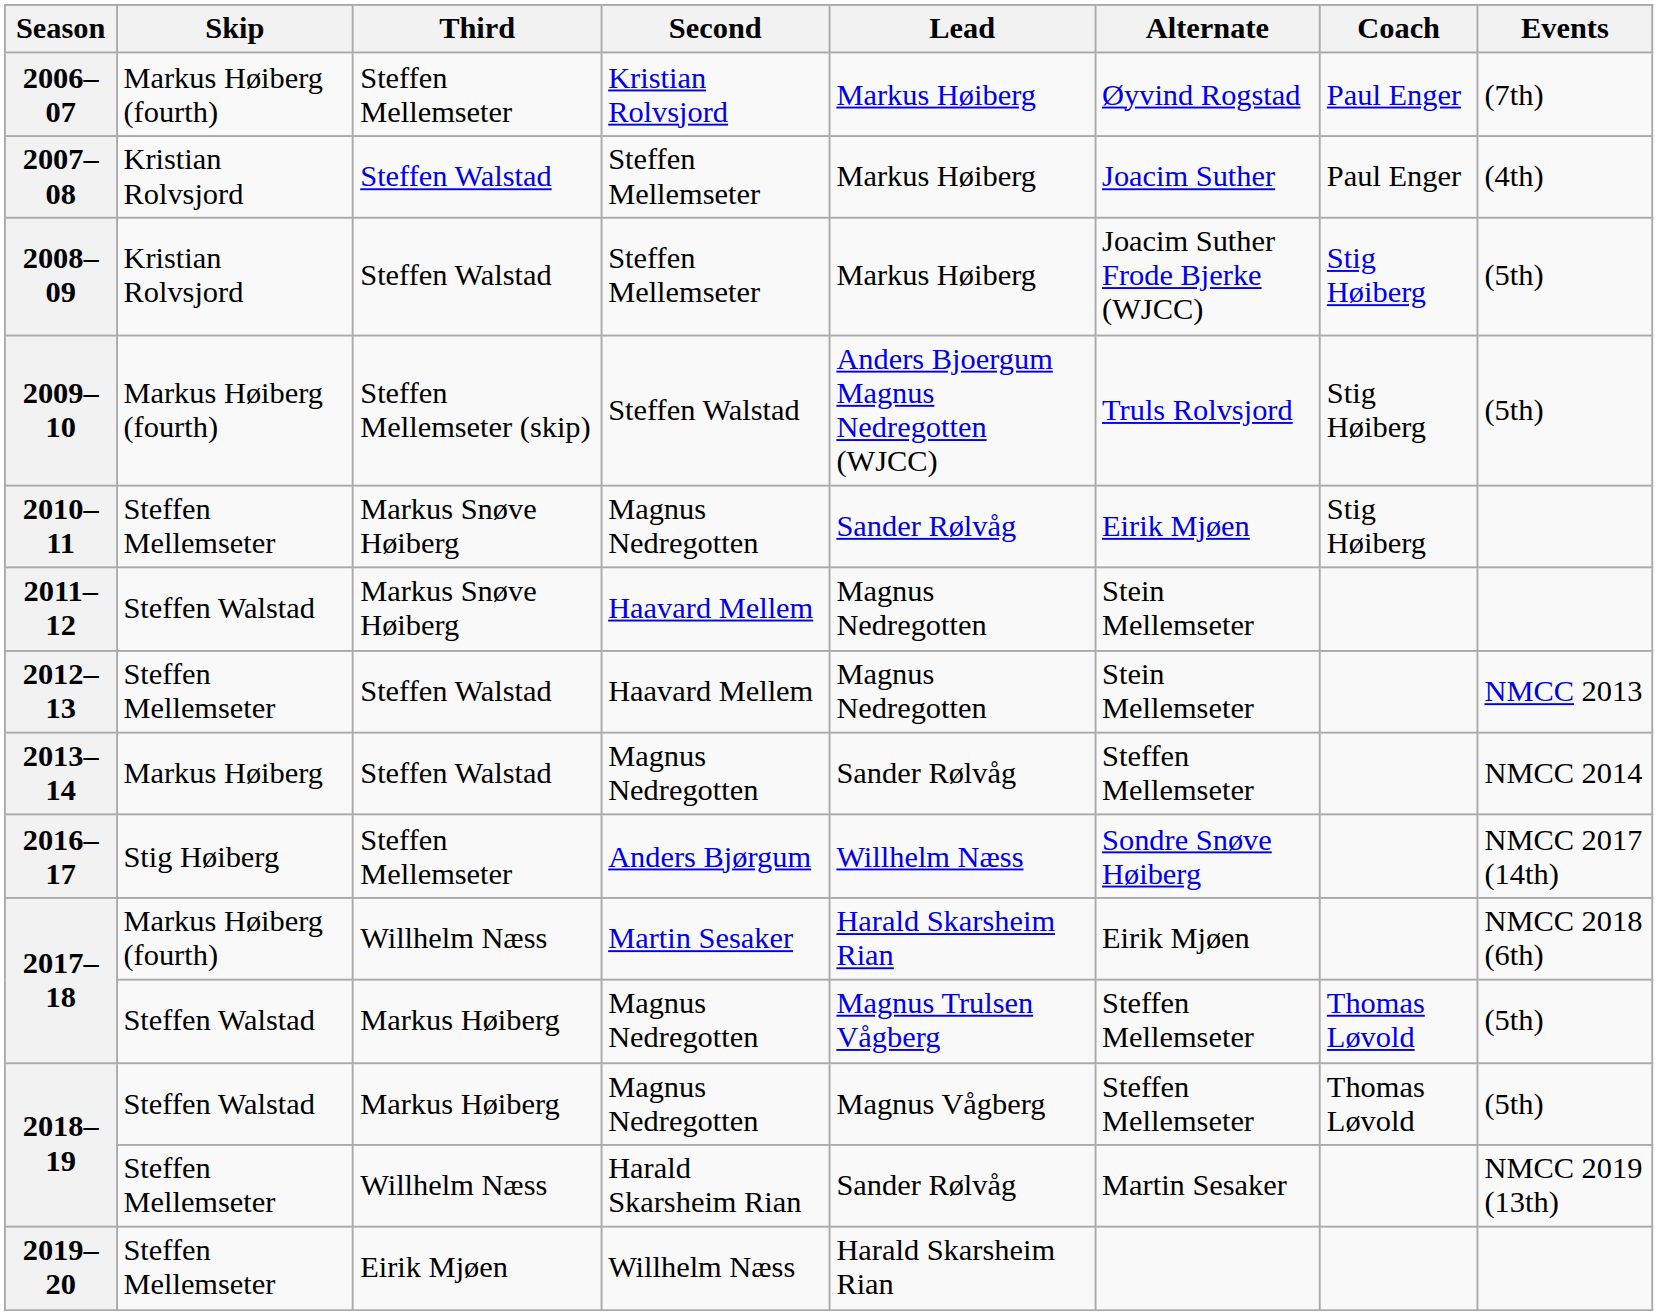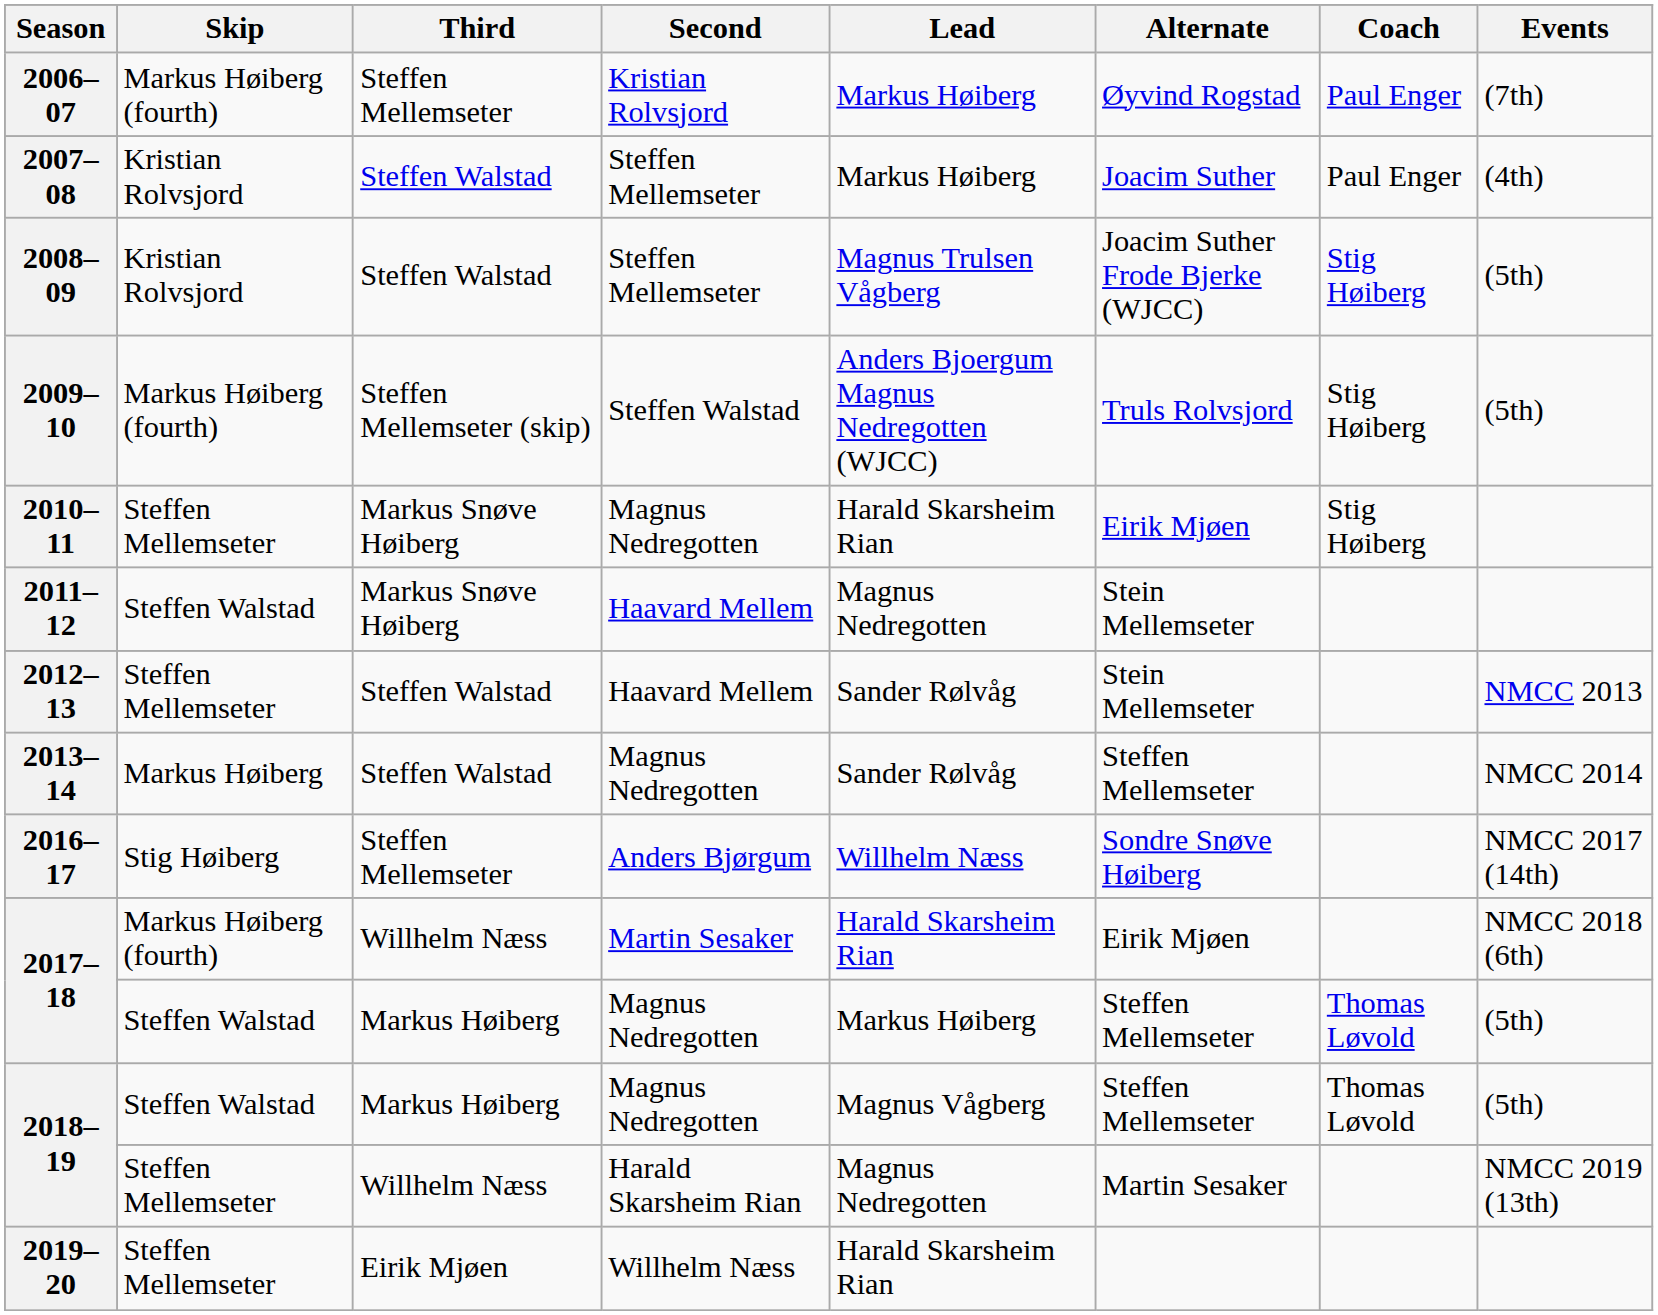(936, 275) Markus Høiberg -> (935, 275) Magnus Trulsen Vågberg
(926, 526) Sander Rølvåg -> (946, 526) Harald Skarsheim Rian
(912, 690) Magnus Nedregotten -> (926, 690) Sander Rølvåg
(935, 1020) Magnus Trulsen Vågberg -> (936, 1020) Markus Høiberg
(926, 1185) Sander Rølvåg -> (912, 1185) Magnus Nedregotten
